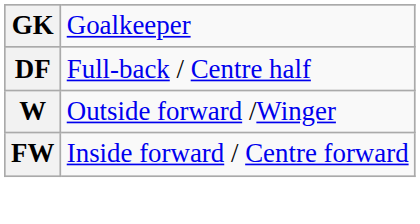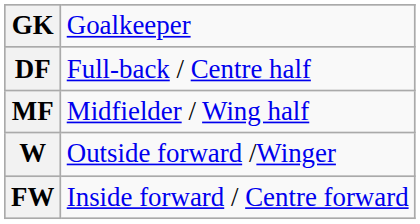+ row: (33, 111)
